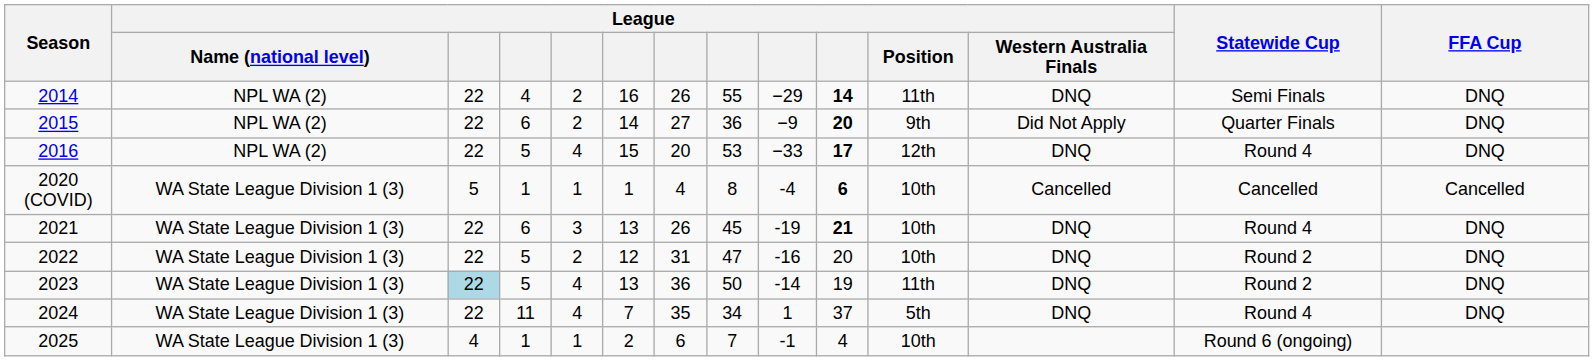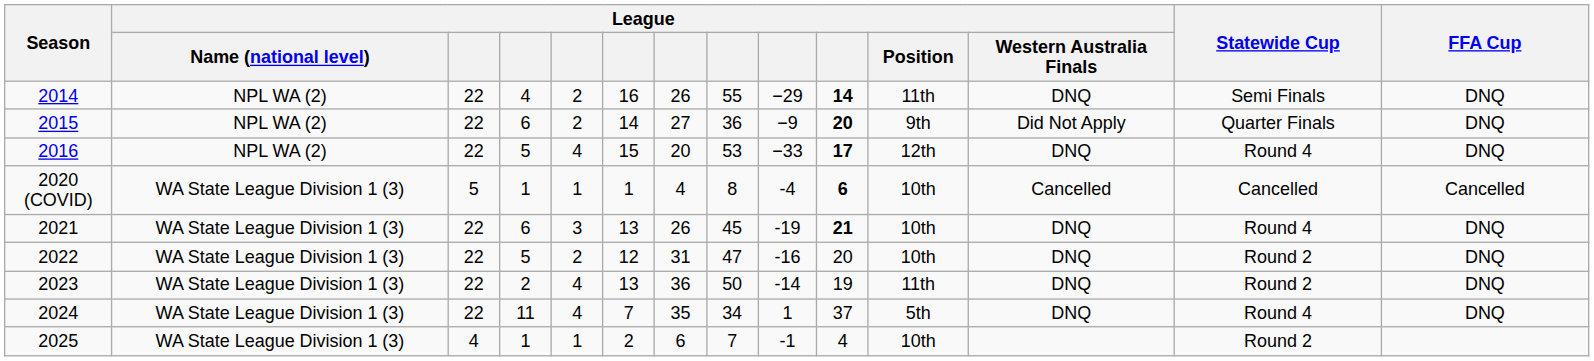(474, 284) lightblue background -> (474, 284) no background
(525, 284) 5 -> (525, 284) 2
(1278, 341) Round 6 (ongoing) -> (1278, 341) Round 2
